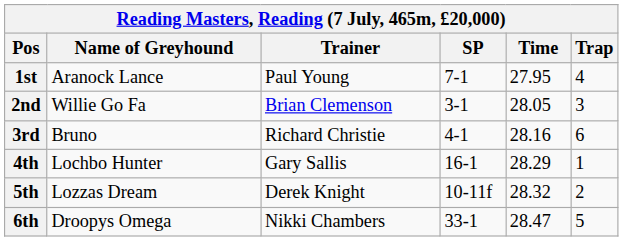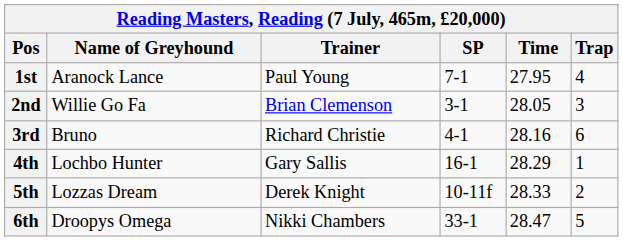(530, 192) 28.32 -> (530, 192) 28.33
